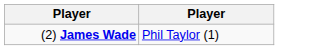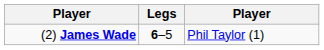+ column: (162, 14)
